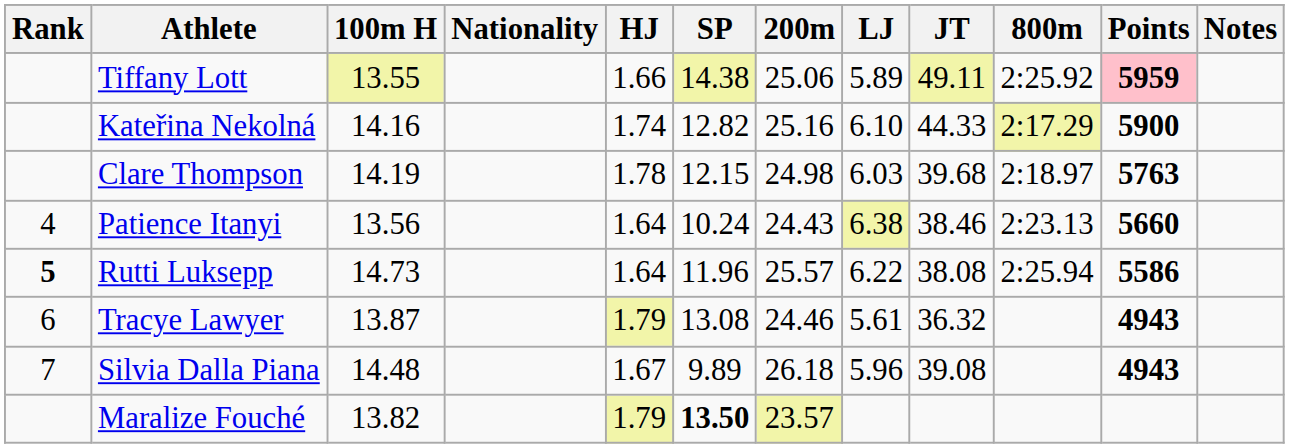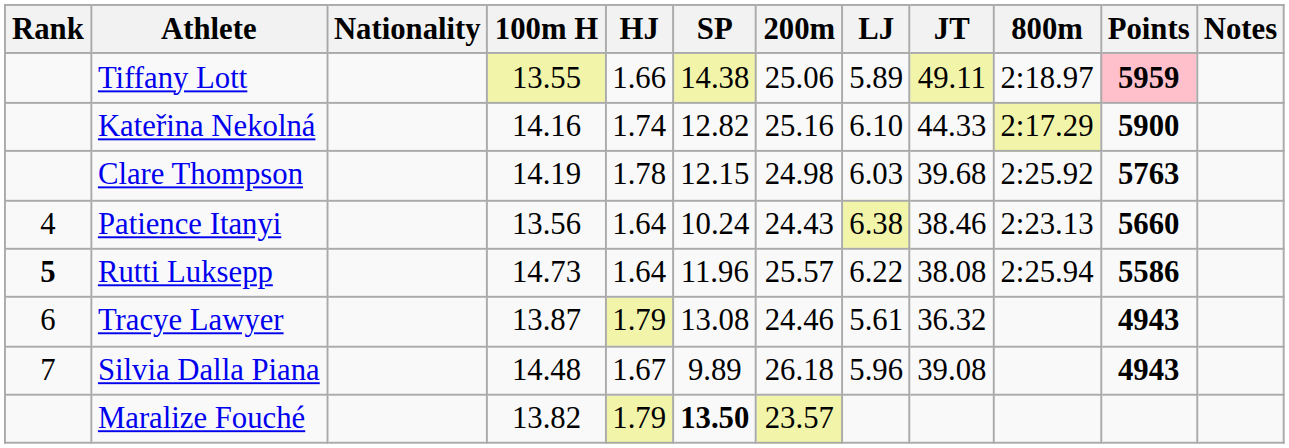columns swapped: (525, 28) <-> (386, 28)
(1047, 77) 2:25.92 -> (1047, 77) 2:18.97
(1047, 175) 2:18.97 -> (1047, 175) 2:25.92
